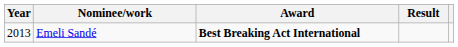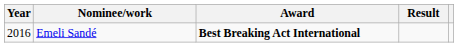(19, 32) 2013 -> (19, 32) 2016
